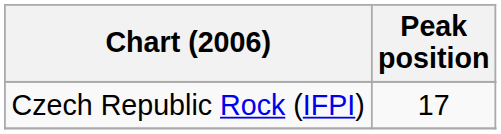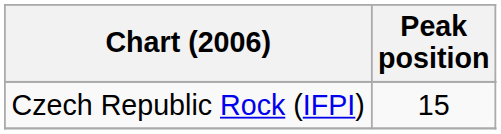(434, 104) 17 -> (434, 104) 15
